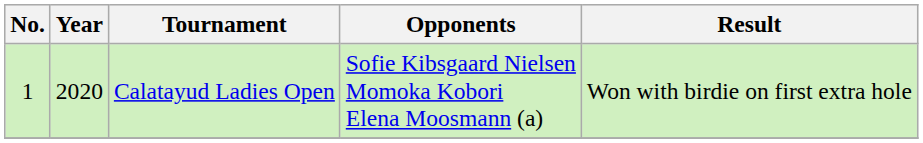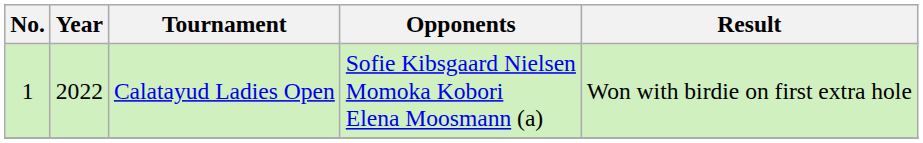(79, 90) 2020 -> (79, 90) 2022
